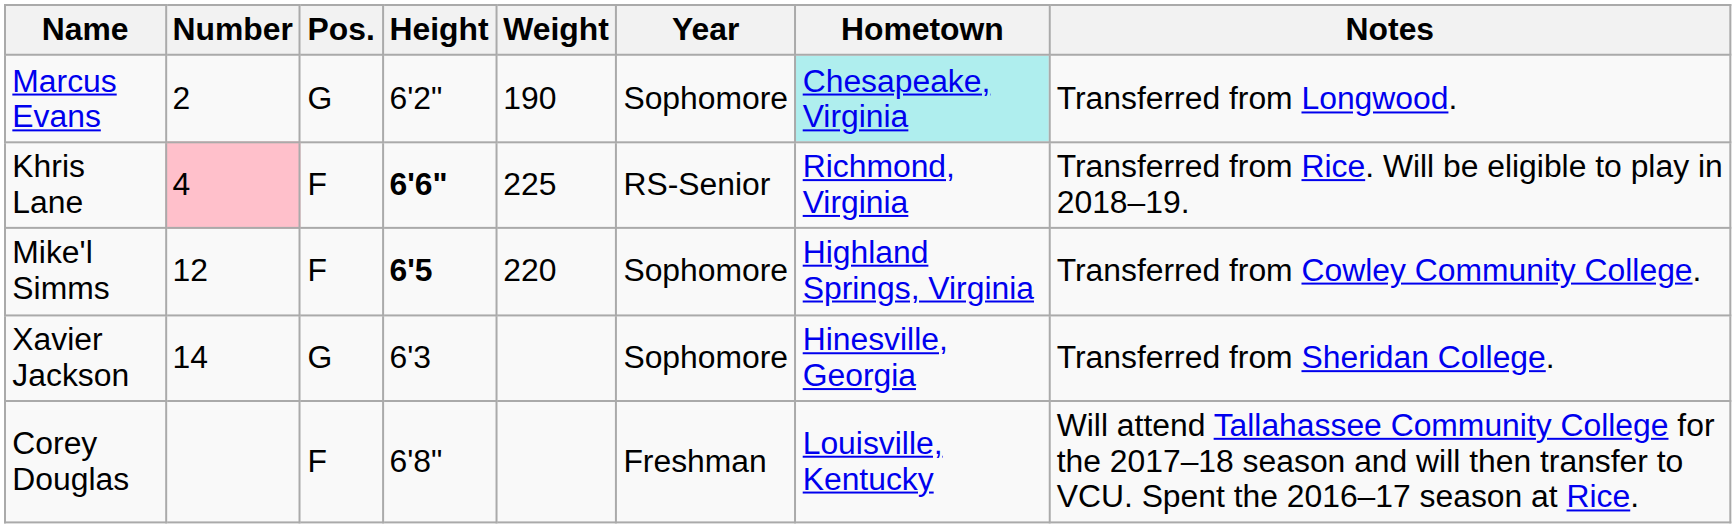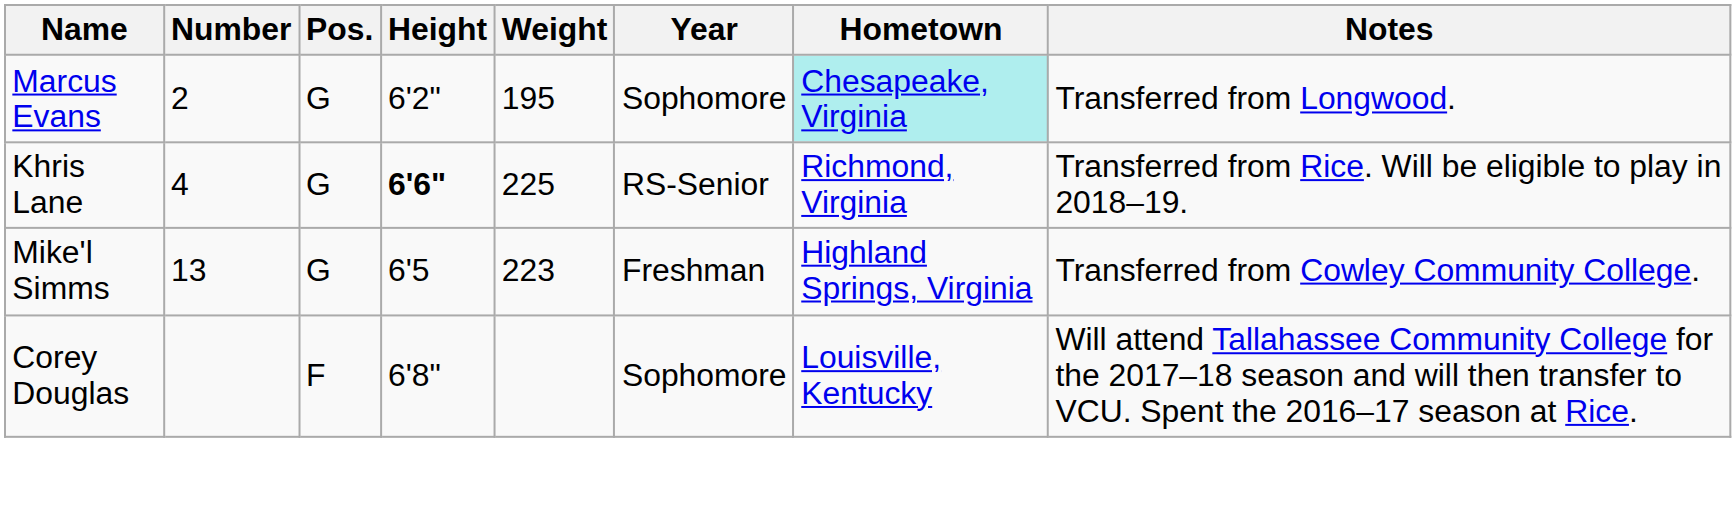(530, 98) 190 -> (528, 98) 195
(181, 184) pink background -> (180, 184) no background
(317, 184) F -> (318, 184) G
(190, 270) 12 -> (189, 270) 13
(317, 270) F -> (318, 270) G
(411, 270) bold -> (409, 270) normal
(530, 270) 220 -> (528, 270) 223
(706, 270) Sophomore -> (694, 270) Freshman
- row: (71, 357)
(695, 461) Freshman -> (704, 375) Sophomore
